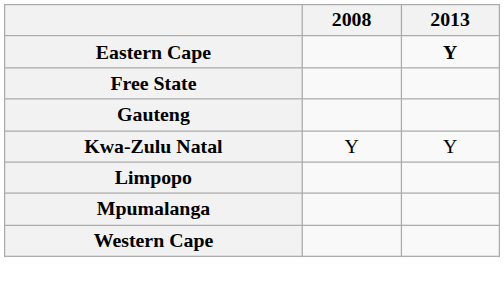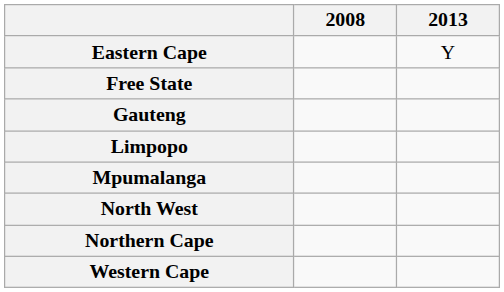(450, 51) bold -> (448, 51) normal
- row: (153, 146)
+ row: (149, 209)
+ row: (149, 240)
